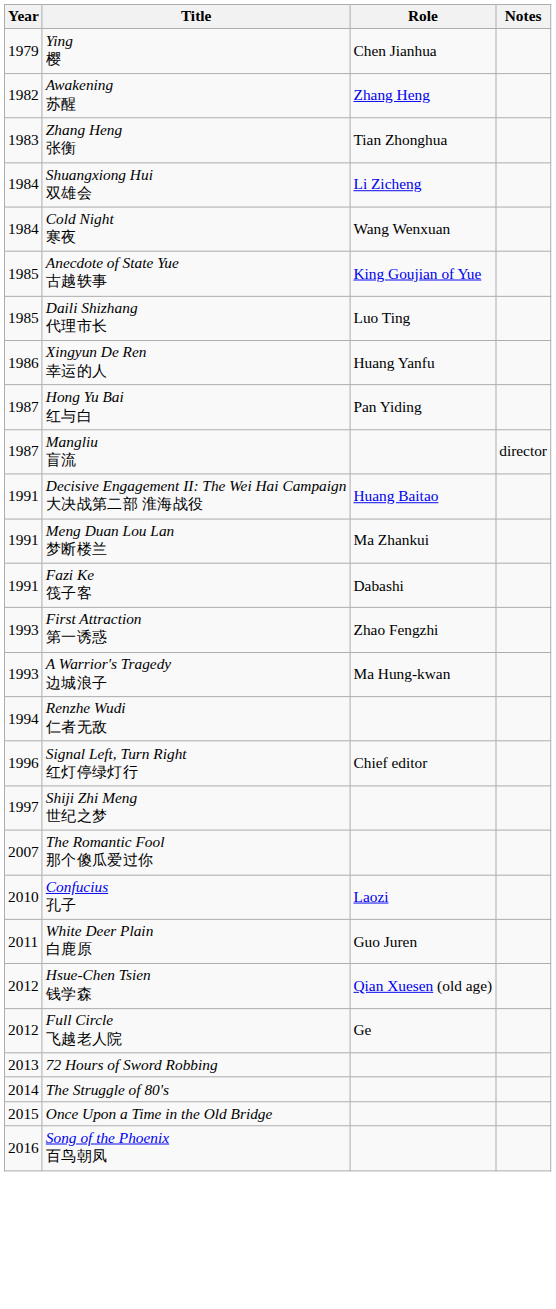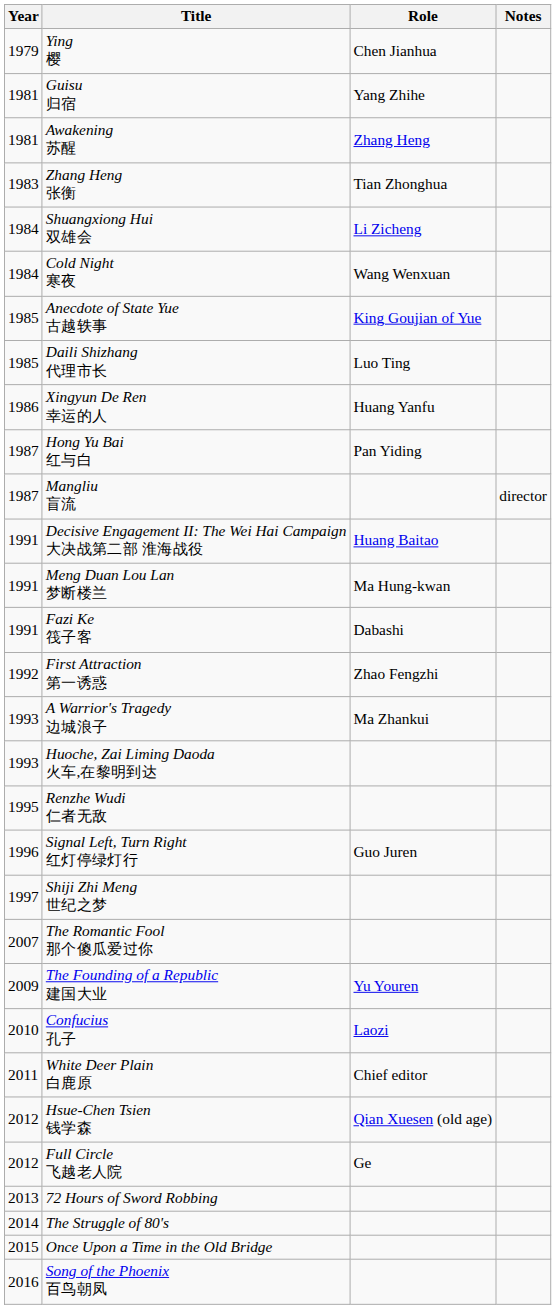+ row: (64, 94)
(23, 95) 1982 -> (23, 140) 1981
(391, 540) Ma Zhankui -> (402, 585) Ma Hung-kwan
(23, 629) 1993 -> (23, 674) 1992
(402, 674) Ma Hung-kwan -> (391, 718) Ma Zhankui
+ row: (130, 762)
(23, 718) 1994 -> (23, 807) 1995
(390, 763) Chief editor -> (385, 852) Guo Juren
+ row: (132, 985)
(385, 941) Guo Juren -> (390, 1075) Chief editor
